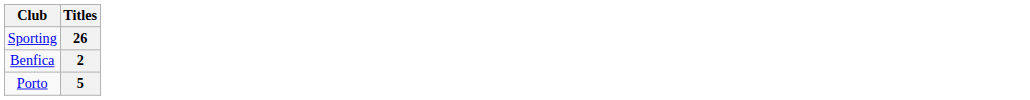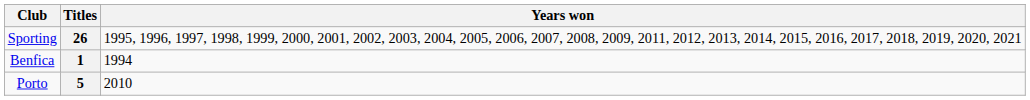+ column: (563, 15)
(80, 60) 2 -> (80, 60) 1
